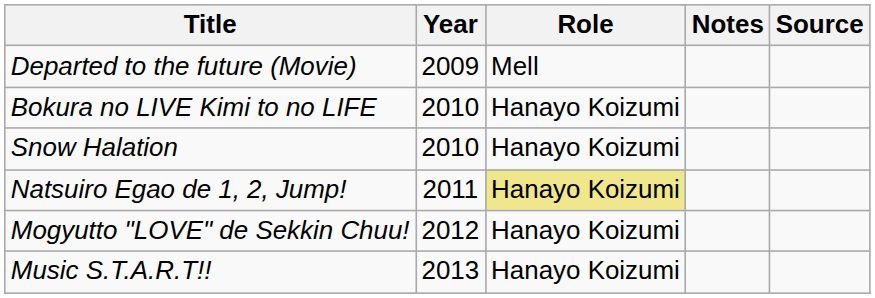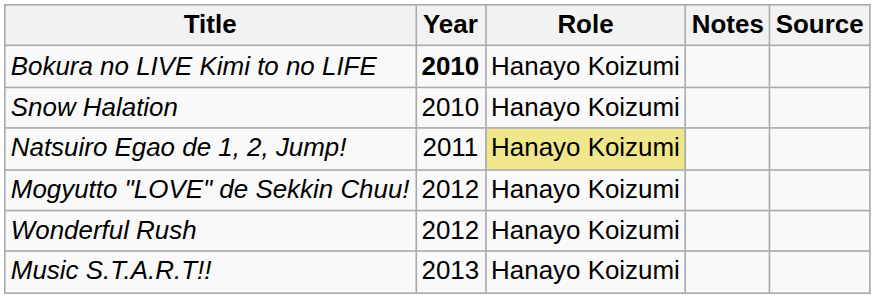- row: (184, 66)
(450, 107) normal -> (450, 66) bold
+ row: (104, 230)
